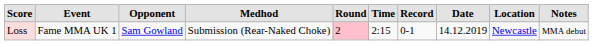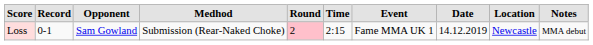columns swapped: (417, 12) <-> (77, 12)
